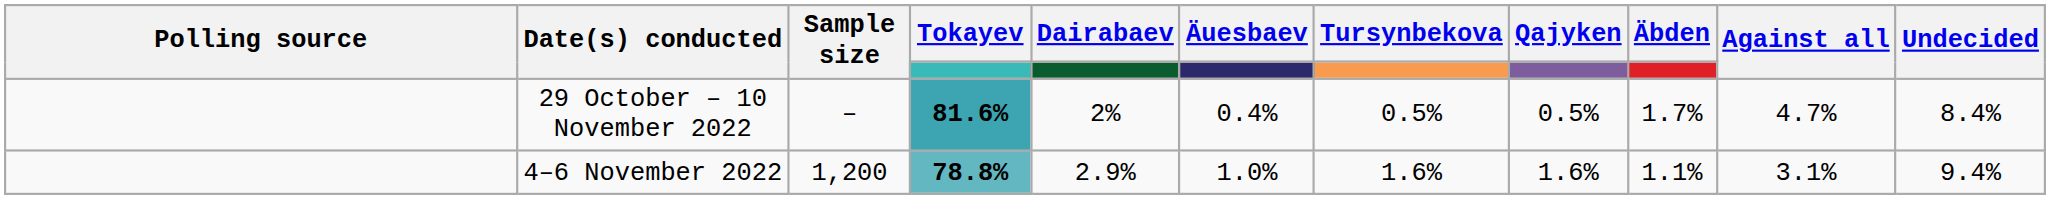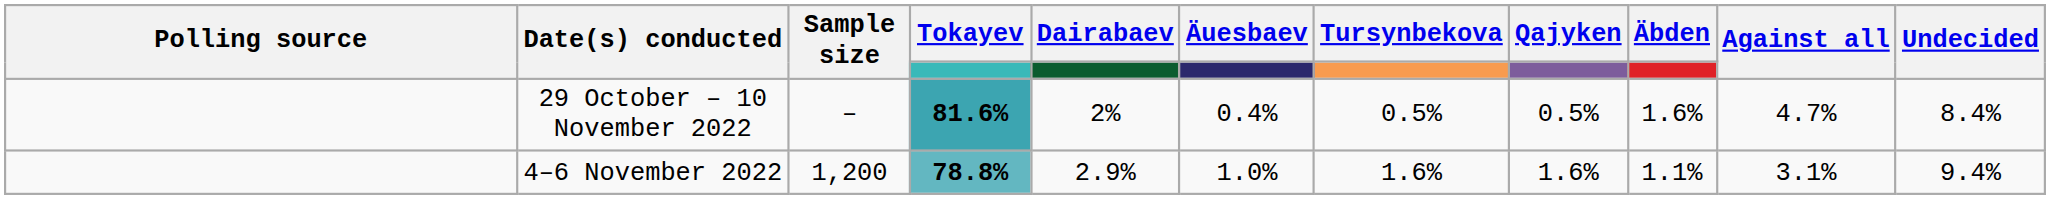(1672, 114) 1.7% -> (1672, 114) 1.6%
